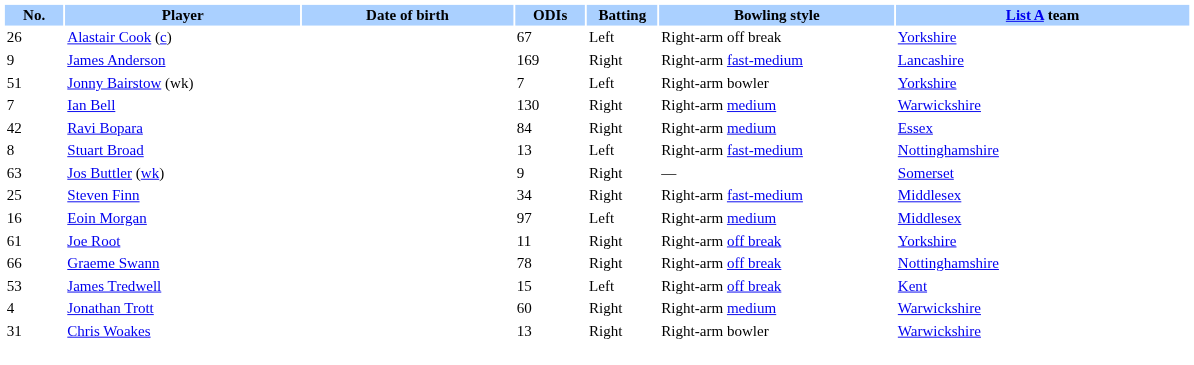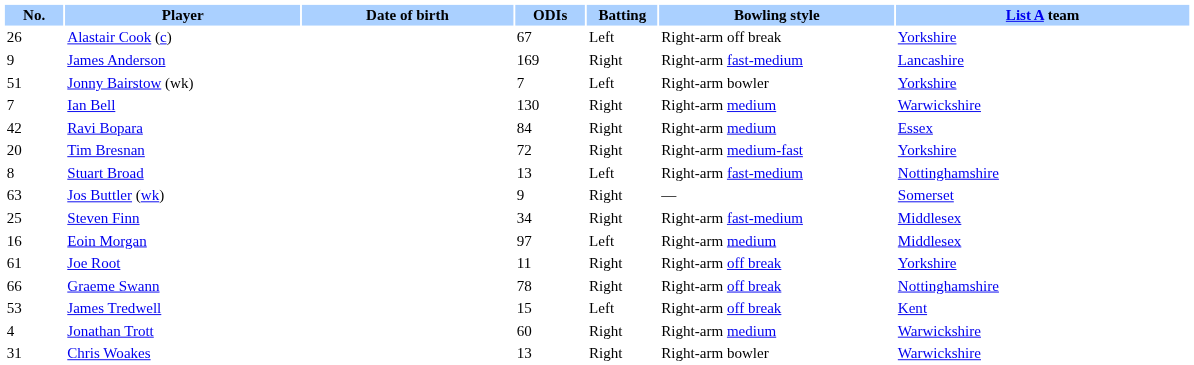+ row: (106, 150)
